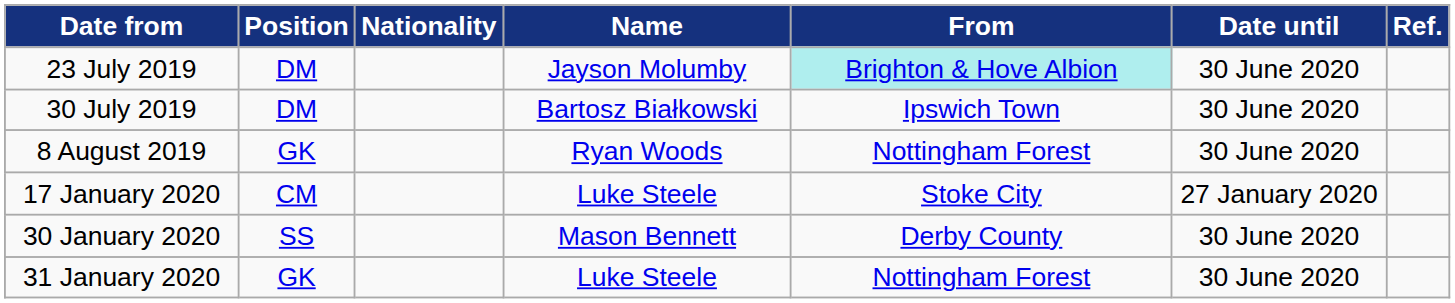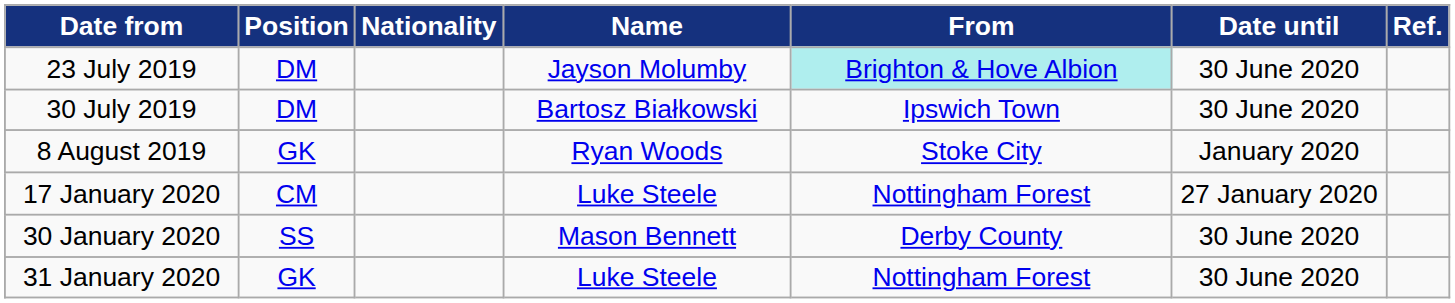(981, 152) Nottingham Forest -> (981, 152) Stoke City
(1279, 152) 30 June 2020 -> (1279, 152) January 2020
(981, 194) Stoke City -> (981, 194) Nottingham Forest
